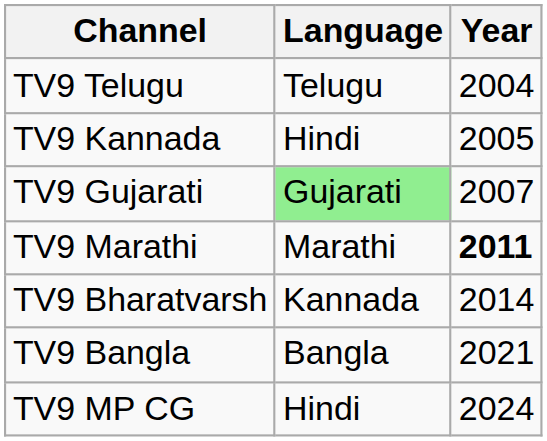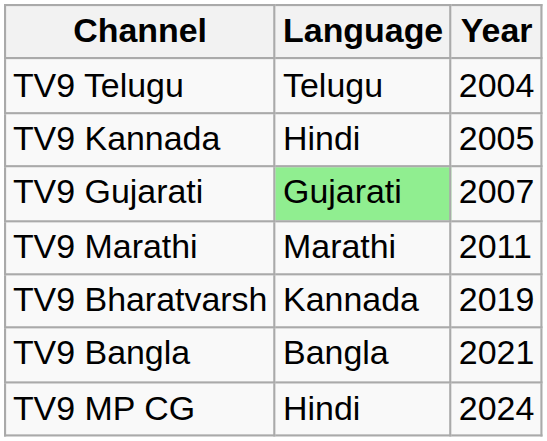(496, 246) bold -> (495, 246) normal
(497, 300) 2014 -> (497, 300) 2019
